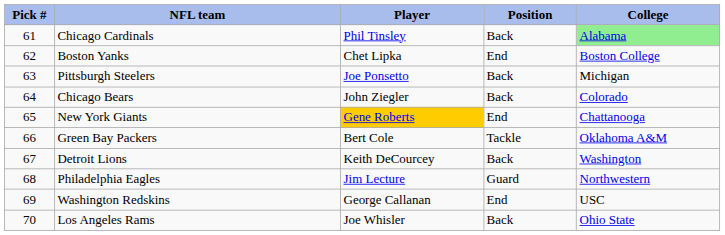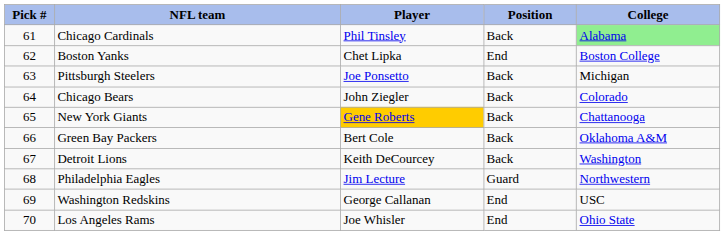(497, 117) End -> (500, 117) Back
(504, 138) Tackle -> (500, 138) Back
(500, 220) Back -> (497, 220) End
